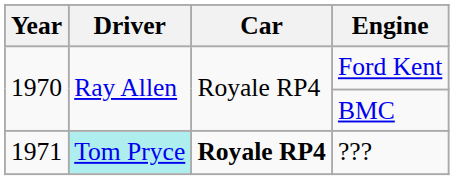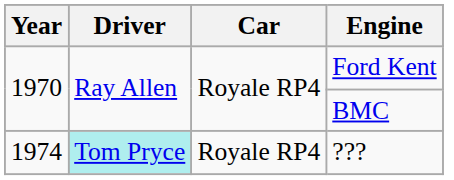(37, 151) 1971 -> (37, 151) 1974
(262, 151) bold -> (259, 151) normal
